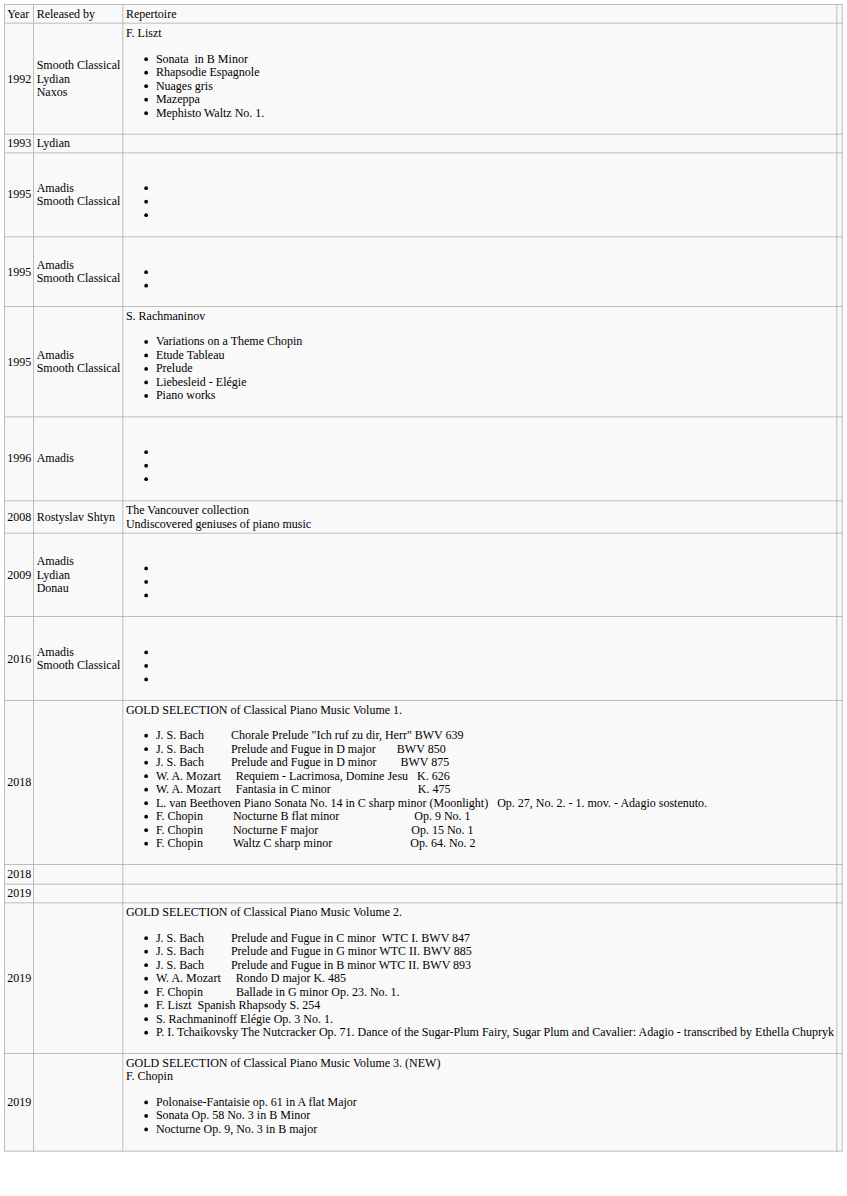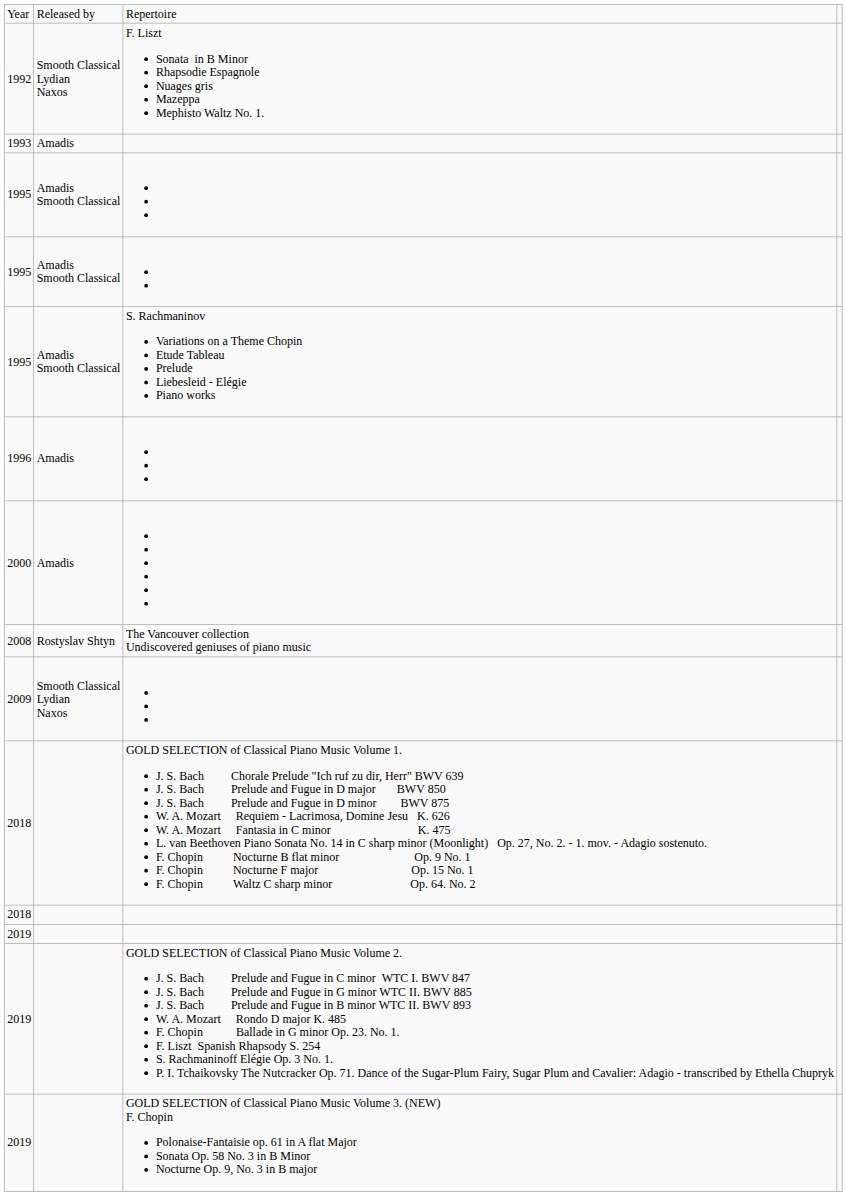(53, 143) Lydian -> (55, 143) Amadis
+ row: (19, 562)
(55, 575) Amadis Lydian Donau -> (79, 699) Smooth Classical Lydian Naxos
- row: (19, 658)
